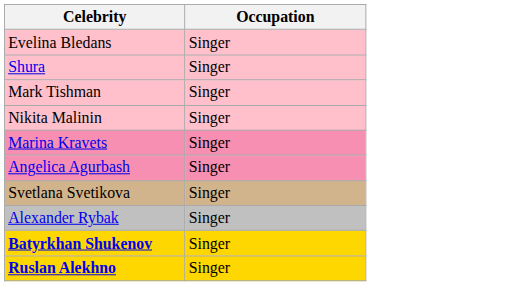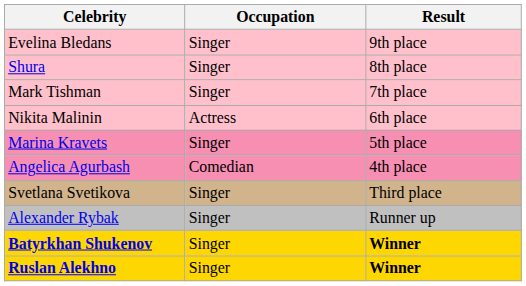+ column: (443, 17)
(209, 117) Singer -> (212, 117) Actress
(209, 167) Singer -> (221, 167) Comedian
